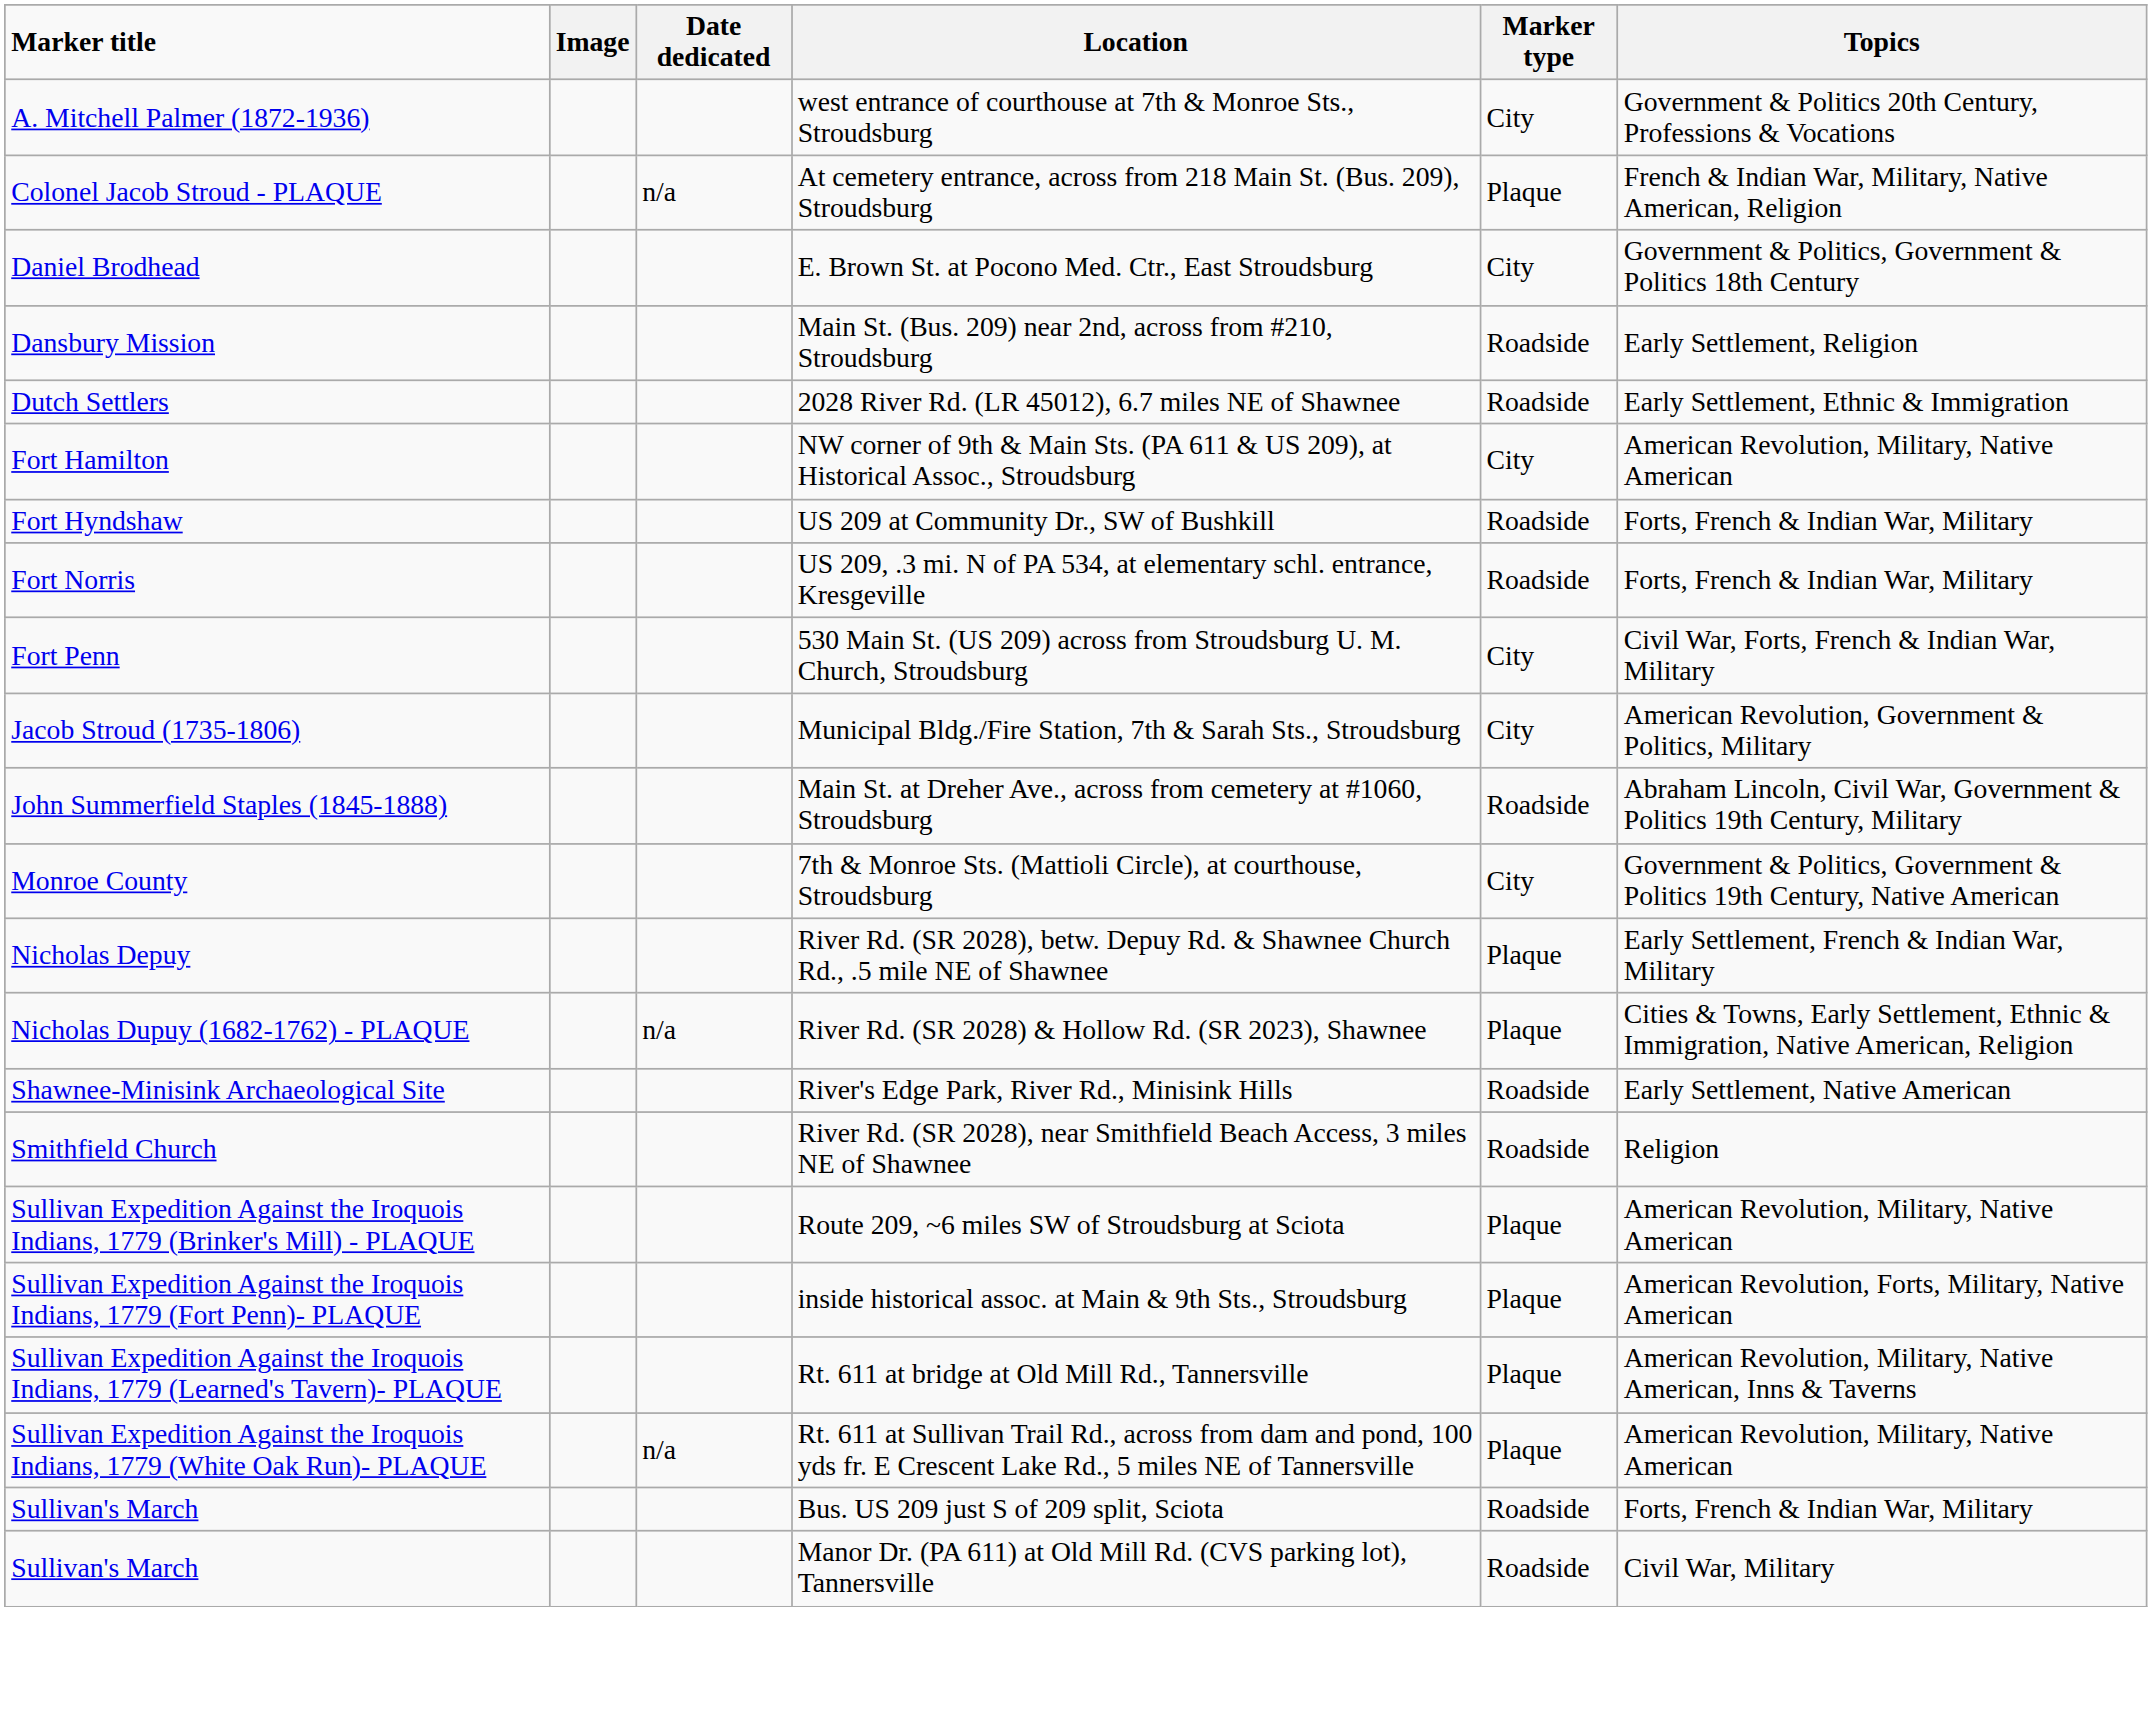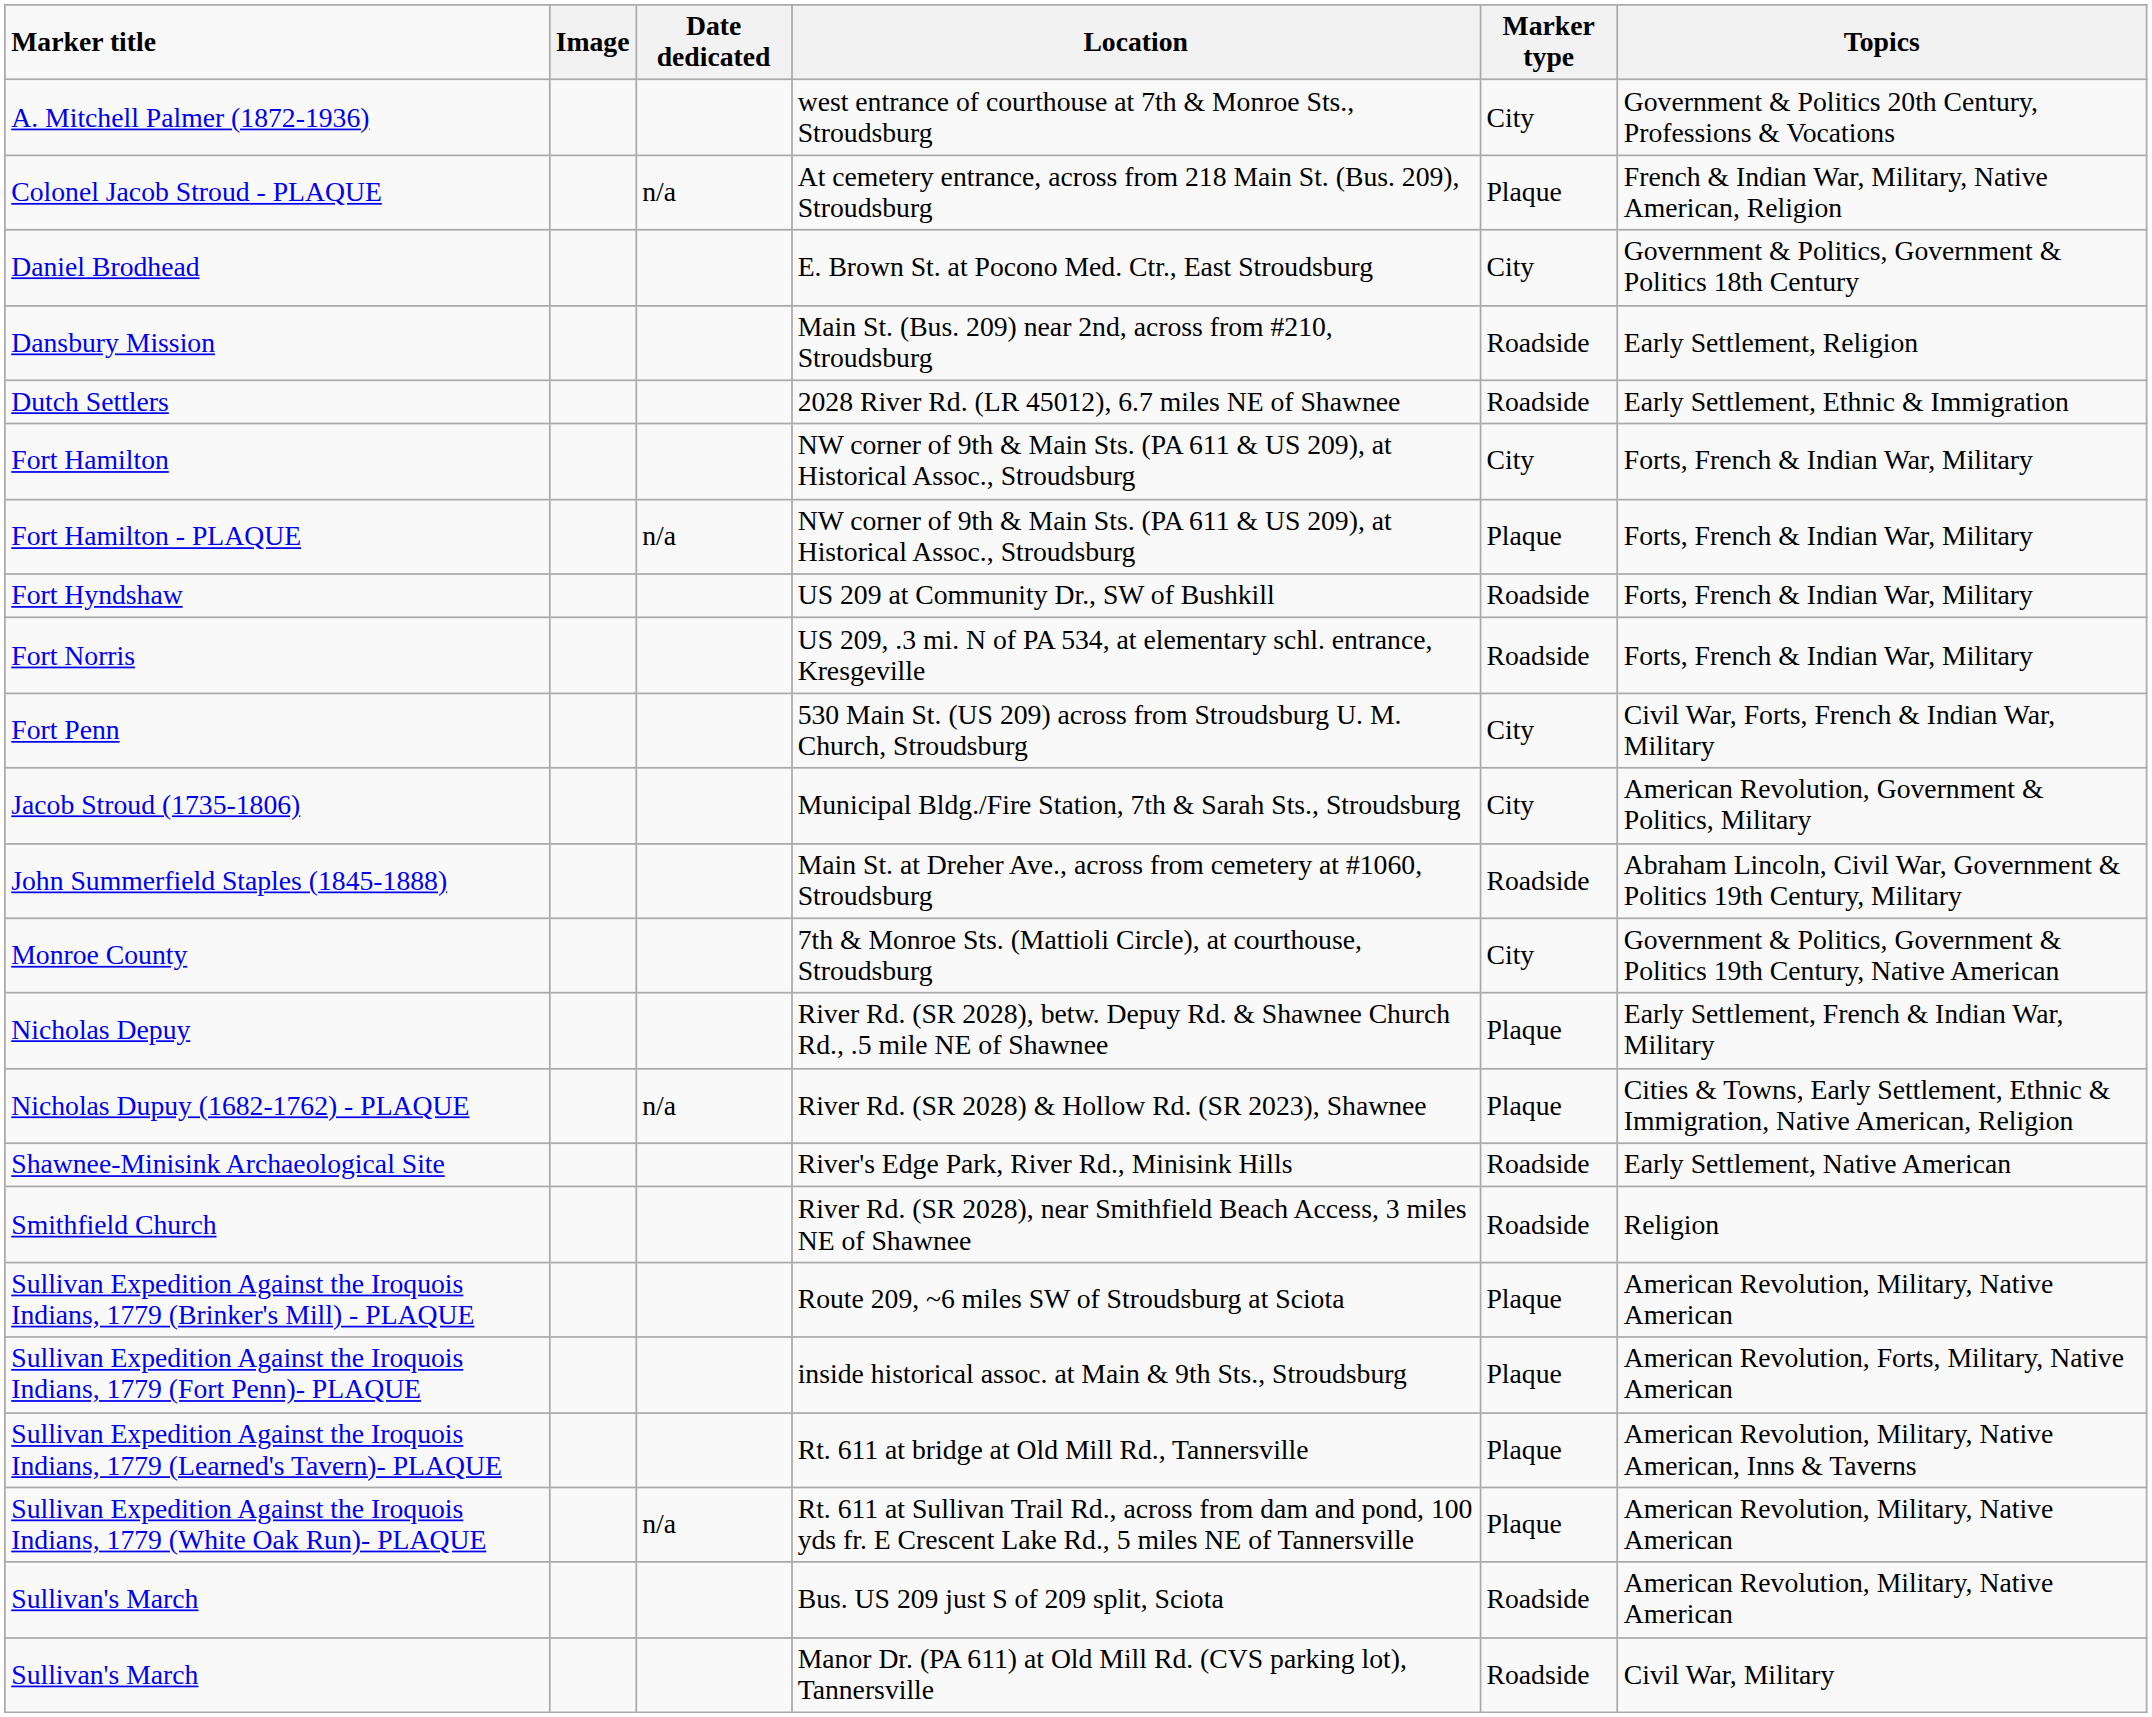(1838, 461) American Revolution, Military, Native American -> (1828, 461) Forts, French & Indian War, Military
+ row: (156, 536)
(1828, 1508) Forts, French & Indian War, Military -> (1838, 1599) American Revolution, Military, Native American
